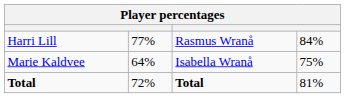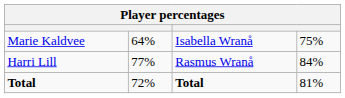rows swapped: (46, 61) <-> (32, 41)
